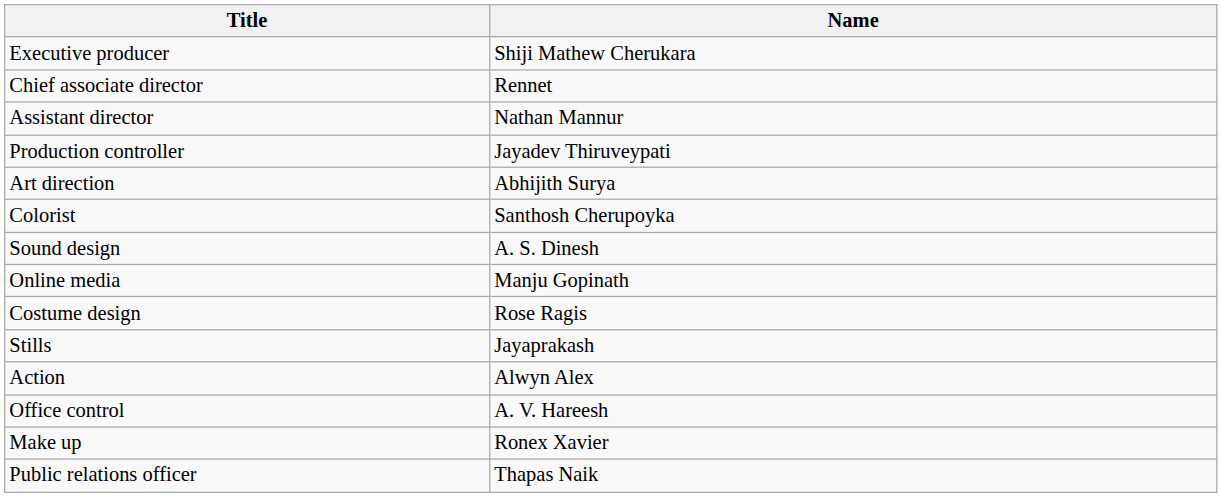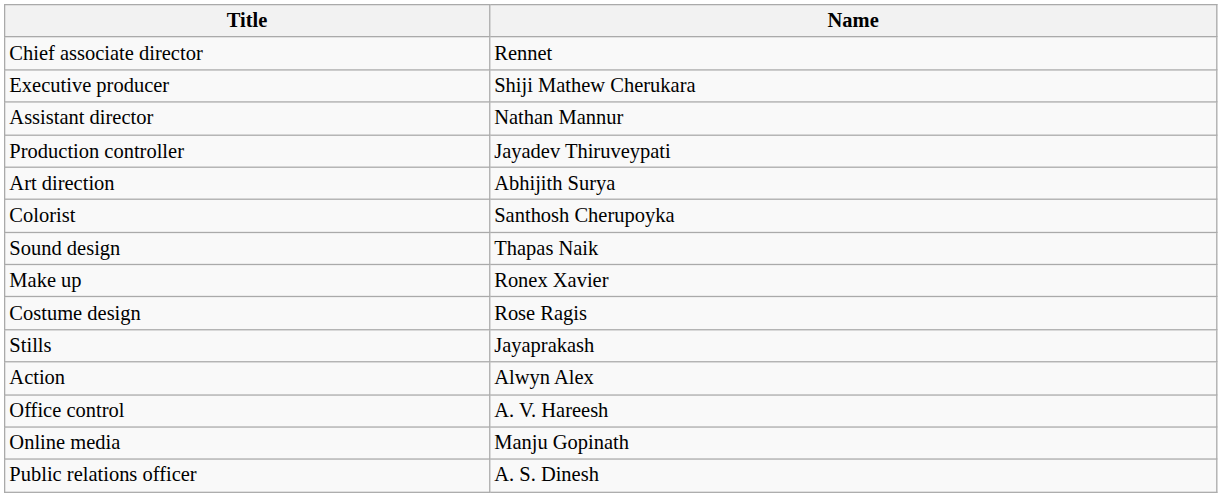rows swapped: (89, 53) <-> (106, 85)
(547, 248) A. S. Dinesh -> (546, 248) Thapas Naik
rows swapped: (45, 442) <-> (65, 280)
(546, 475) Thapas Naik -> (547, 475) A. S. Dinesh
